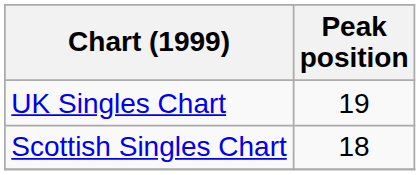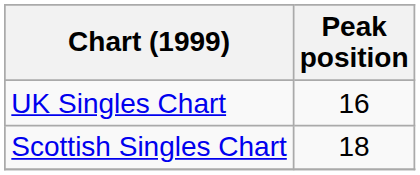(354, 102) 19 -> (354, 102) 16
